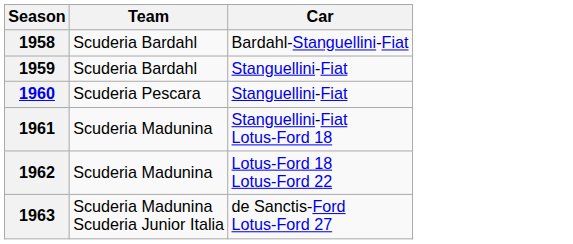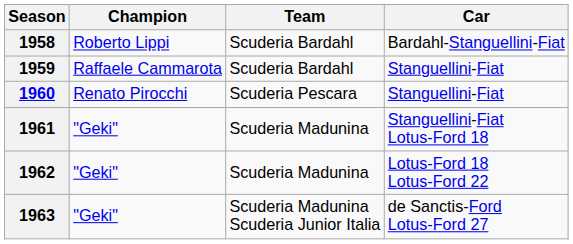+ column: (148, 17)
